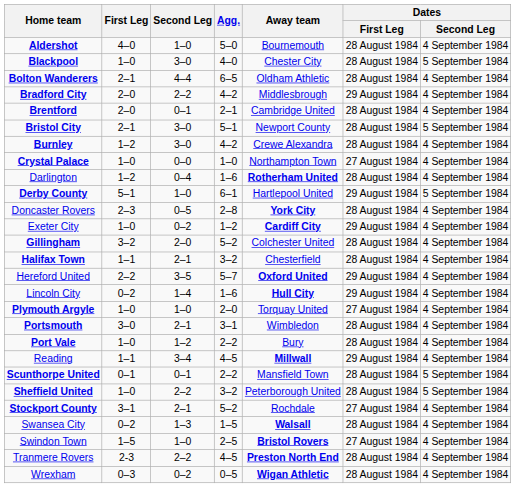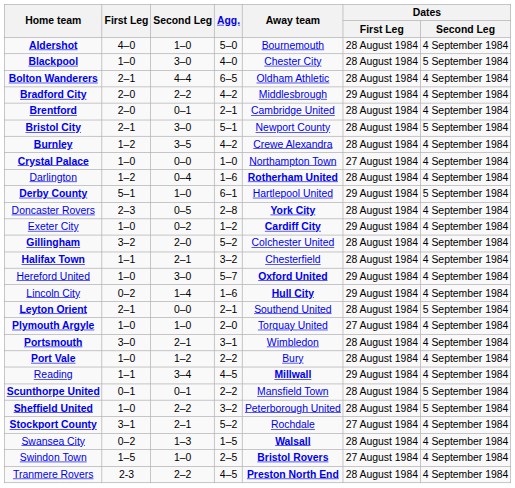(183, 144) 3–0 -> (183, 144) 3–5
(126, 276) 2–2 -> (126, 276) 1–0
(183, 276) 3–5 -> (183, 276) 3–0
+ row: (53, 309)
- row: (53, 474)
